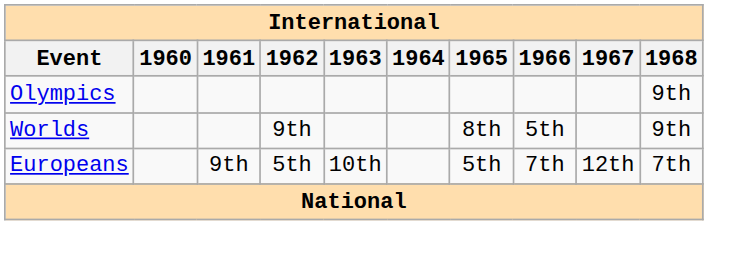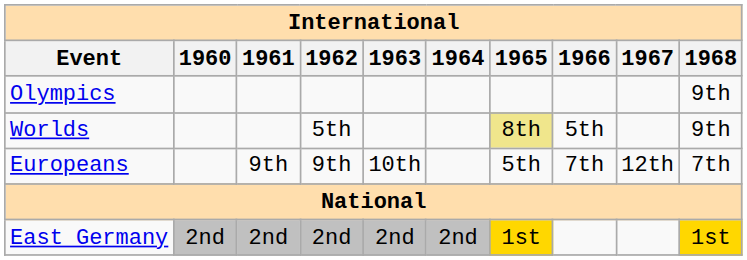(292, 130) 9th -> (332, 130) 5th
(482, 130) no background -> (521, 130) khaki background
(292, 166) 5th -> (332, 166) 9th
+ row: (89, 238)
